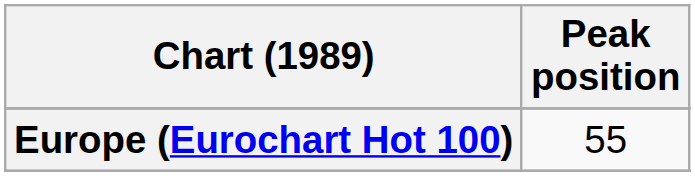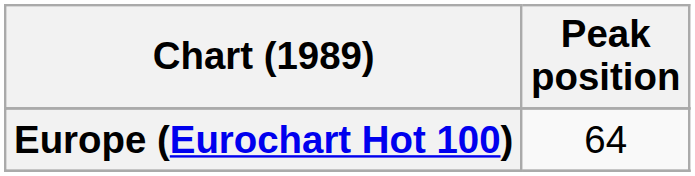(606, 139) 55 -> (606, 139) 64
